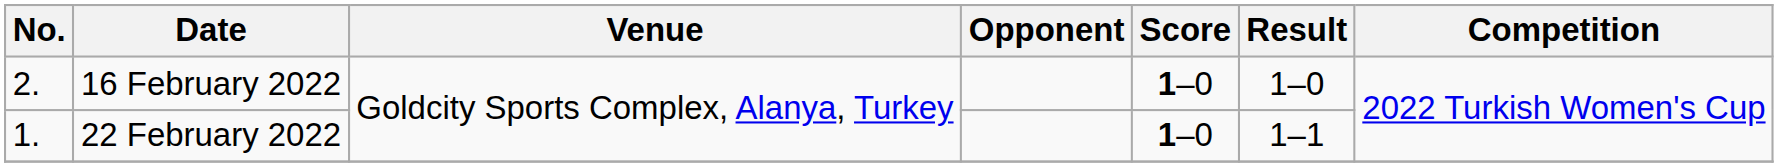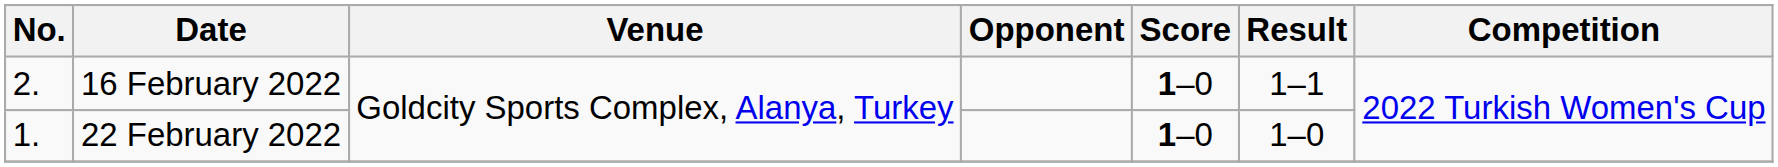(1297, 82) 1–0 -> (1297, 82) 1–1
(1297, 135) 1–1 -> (1297, 135) 1–0
